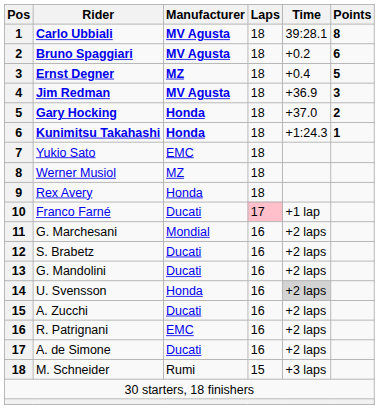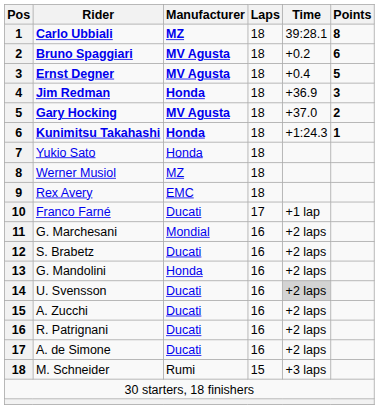(198, 34) MV Agusta -> (175, 34) MZ
(175, 74) MZ -> (198, 74) MV Agusta
(198, 93) MV Agusta -> (185, 93) Honda
(185, 113) Honda -> (198, 113) MV Agusta
(180, 153) EMC -> (184, 153) Honda
(184, 192) Honda -> (180, 192) EMC
(258, 212) pink background -> (258, 212) no background
(184, 271) Ducati -> (184, 271) Honda
(184, 291) Honda -> (184, 291) Ducati
(180, 330) EMC -> (184, 330) Ducati
